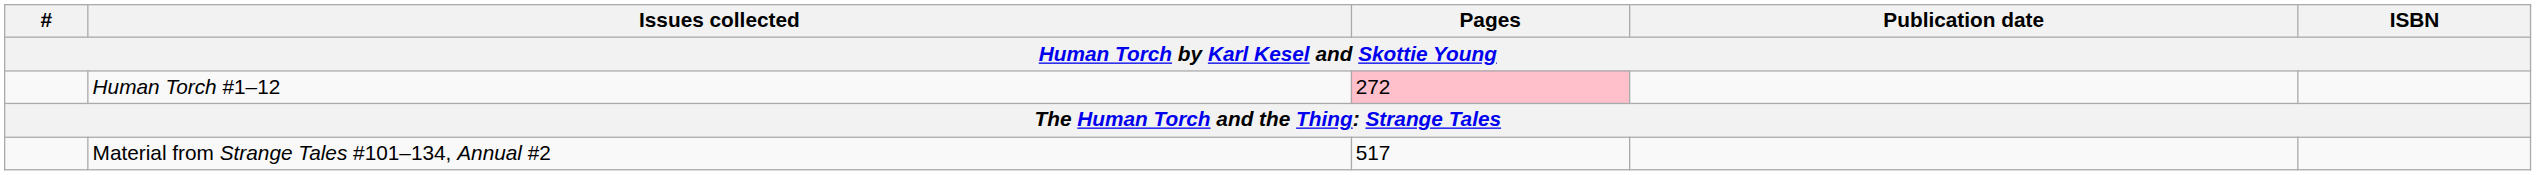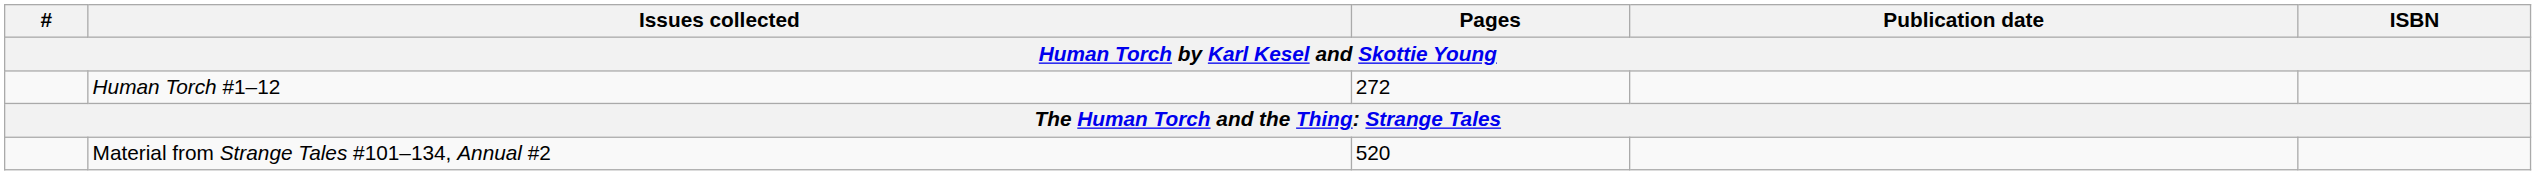(1373, 86) pink background -> (1373, 86) no background
(1373, 152) 517 -> (1373, 152) 520
